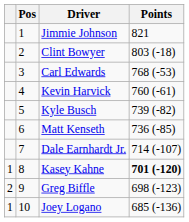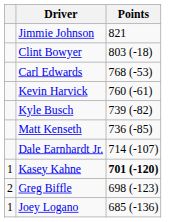- column: (27, 14)
